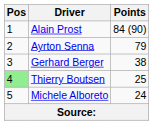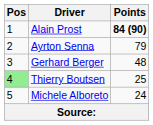(130, 29) normal -> (130, 29) bold
(141, 63) 38 -> (141, 63) 48
